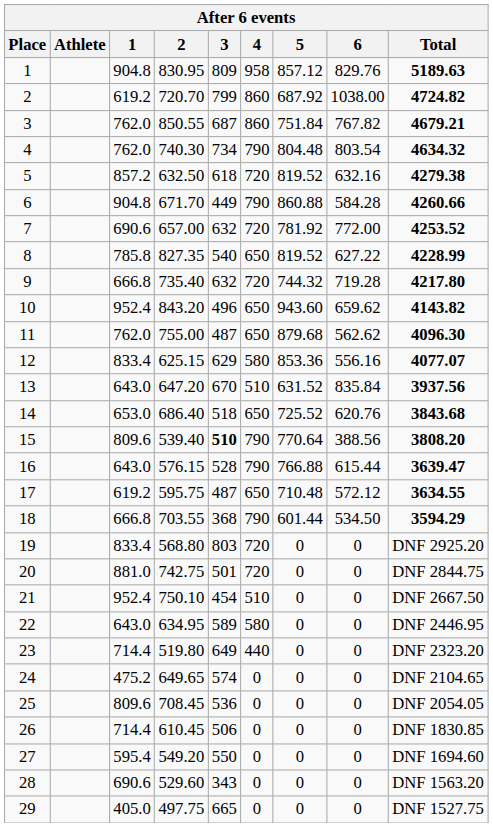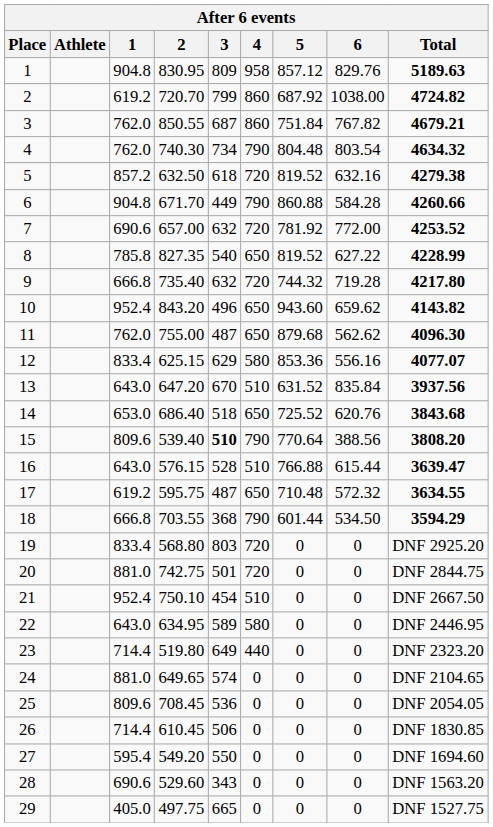(257, 466) 790 -> (257, 466) 510
(358, 492) 572.12 -> (358, 492) 572.32
(132, 677) 475.2 -> (132, 677) 881.0
